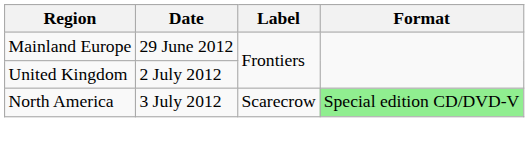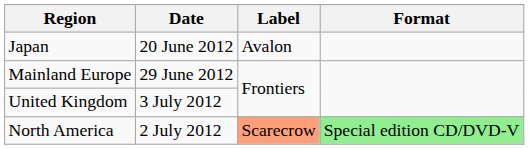+ row: (29, 46)
(180, 74) 2 July 2012 -> (180, 102) 3 July 2012
(180, 102) 3 July 2012 -> (180, 130) 2 July 2012
(279, 102) no background -> (279, 130) lightsalmon background
